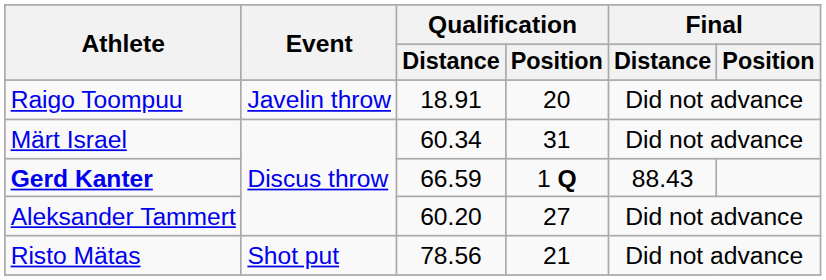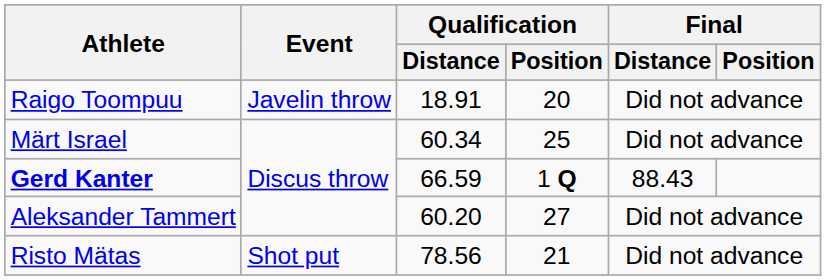(557, 139) 31 -> (557, 139) 25
